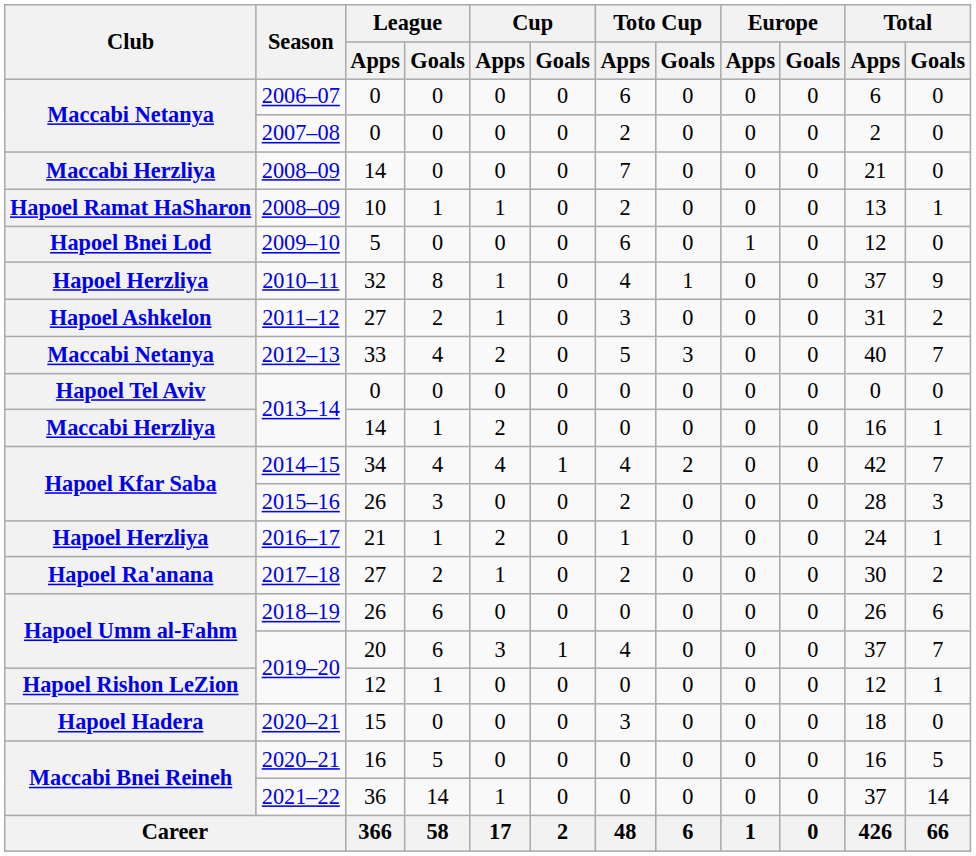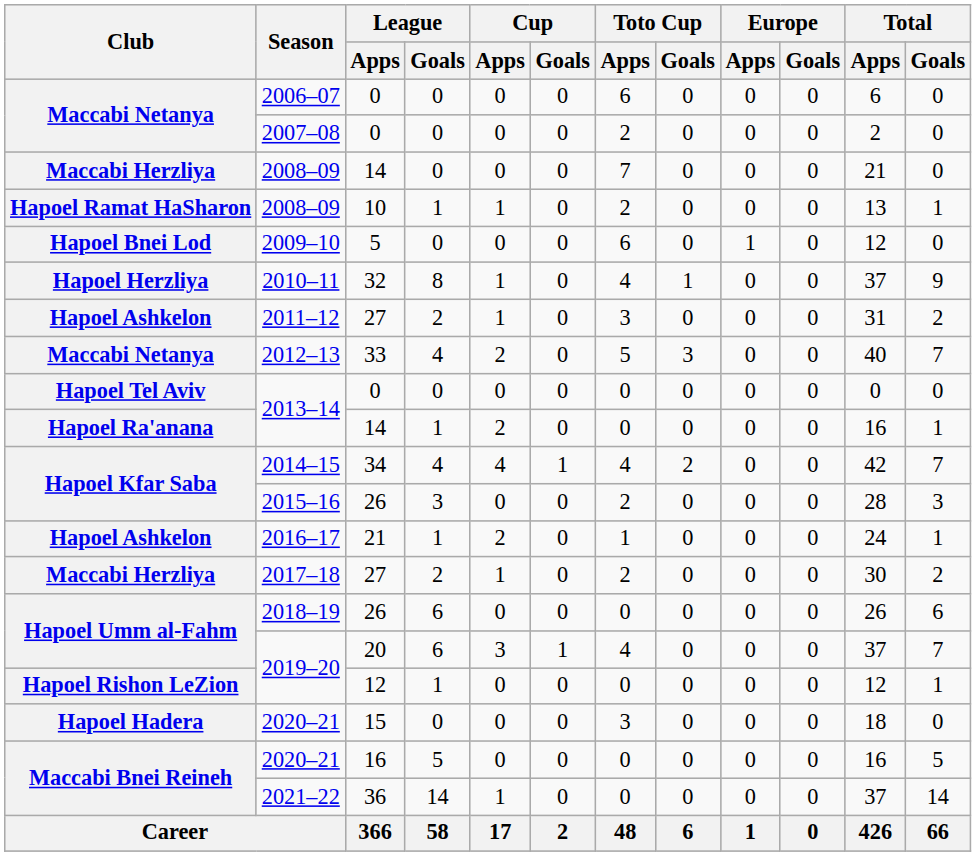(131, 428) Maccabi Herzliya -> (131, 428) Hapoel Ra'anana
(131, 538) Hapoel Herzliya -> (131, 538) Hapoel Ashkelon
(131, 575) Hapoel Ra'anana -> (131, 575) Maccabi Herzliya
